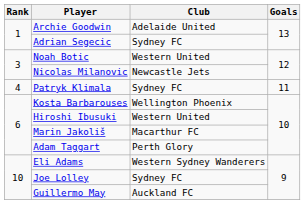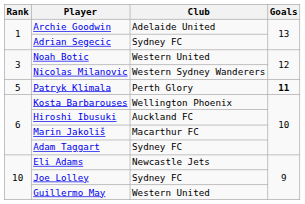(171, 72) Newcastle Jets -> (199, 72) Western Sydney Wanderers
(18, 87) 4 -> (18, 87) 5
(157, 87) Sydney FC -> (163, 87) Perth Glory
(284, 87) normal -> (284, 87) bold
(171, 117) Western United -> (163, 117) Auckland FC
(163, 147) Perth Glory -> (157, 147) Sydney FC
(199, 162) Western Sydney Wanderers -> (171, 162) Newcastle Jets
(163, 192) Auckland FC -> (171, 192) Western United
